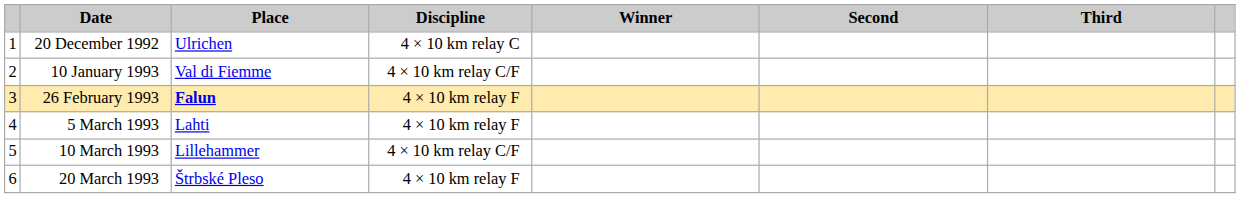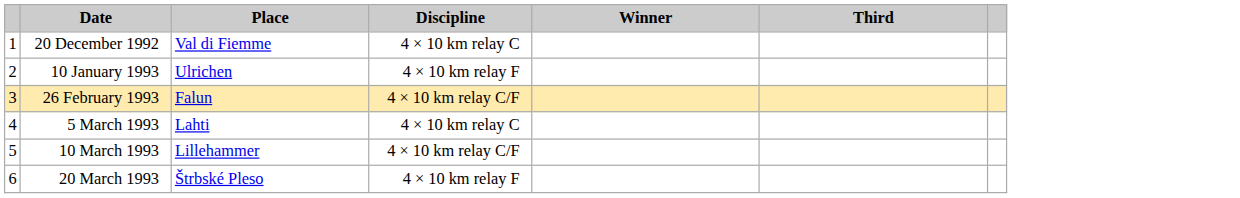- column: (873, 17)
(204, 44) Ulrichen -> (223, 44) Val di Fiemme
(223, 71) Val di Fiemme -> (204, 71) Ulrichen
(457, 71) 4 × 10 km relay C/F -> (465, 71) 4 × 10 km relay F
(195, 97) bold -> (194, 97) normal
(465, 97) 4 × 10 km relay F -> (457, 97) 4 × 10 km relay C/F
(465, 124) 4 × 10 km relay F -> (464, 124) 4 × 10 km relay C
